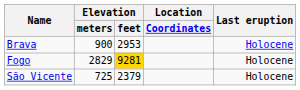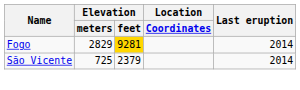- row: (22, 45)
(269, 61) Holocene -> (281, 45) 2014
(269, 77) Holocene -> (281, 61) 2014
